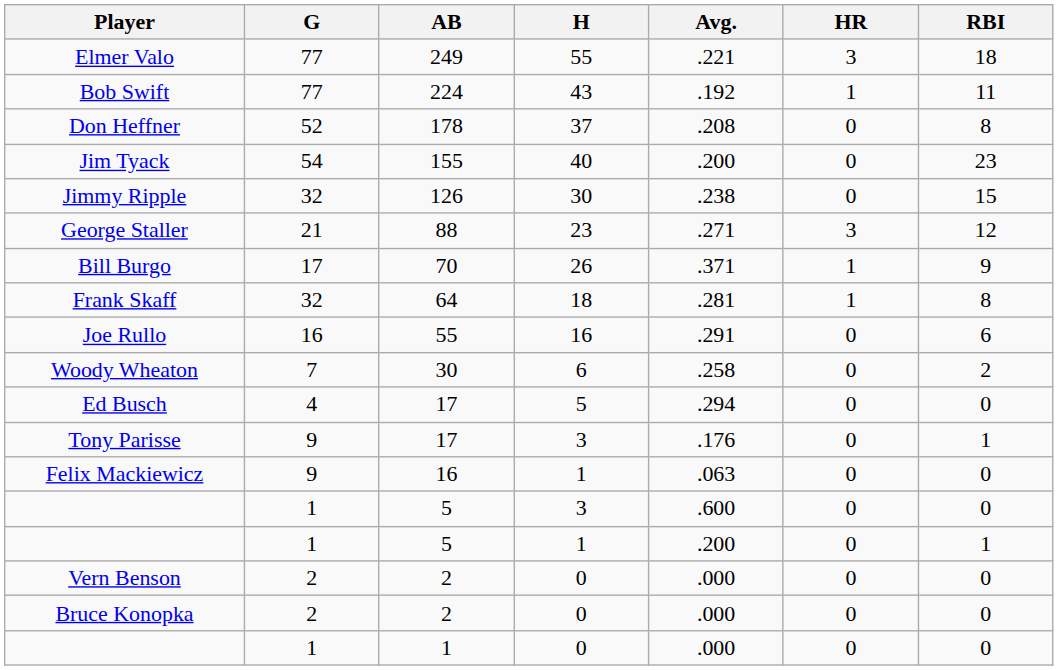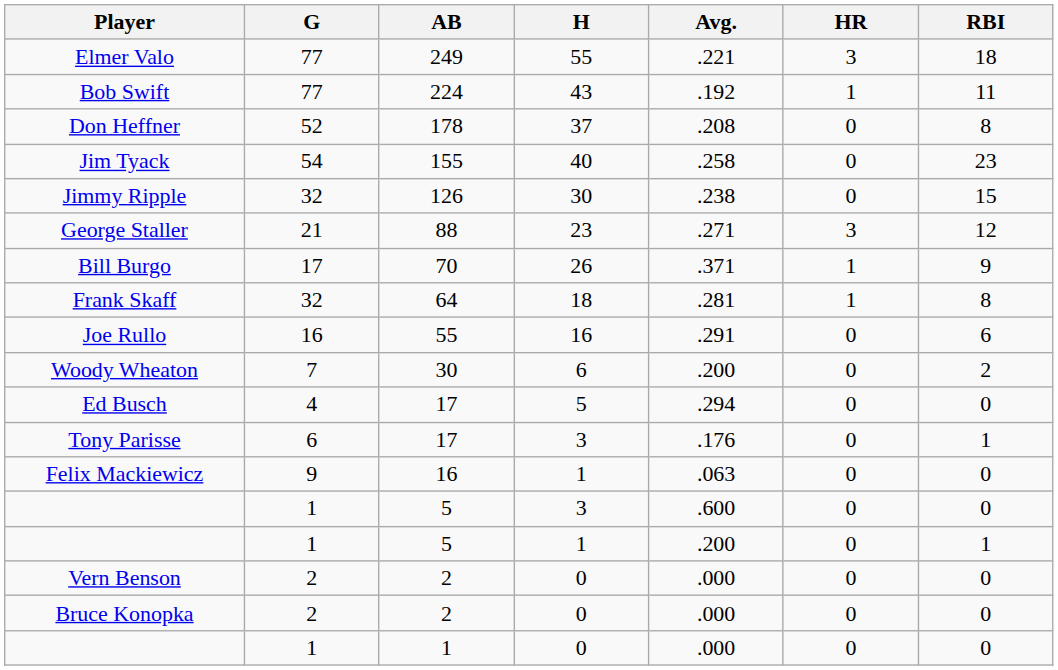(716, 160) .200 -> (716, 160) .258
(716, 369) .258 -> (716, 369) .200
(312, 439) 9 -> (312, 439) 6
